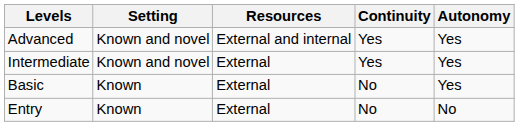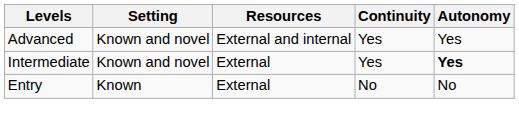(450, 62) normal -> (450, 62) bold
- row: (26, 86)
